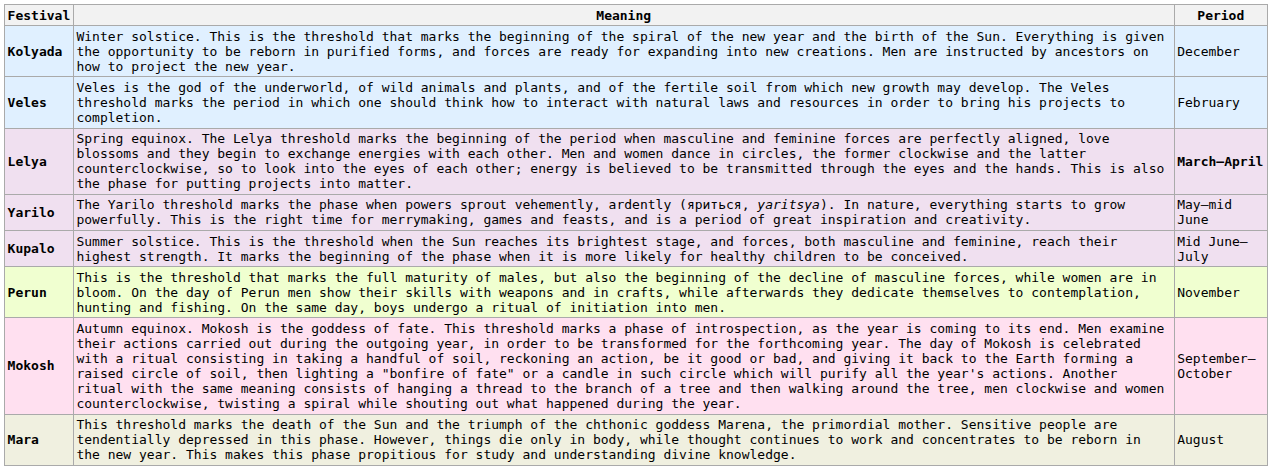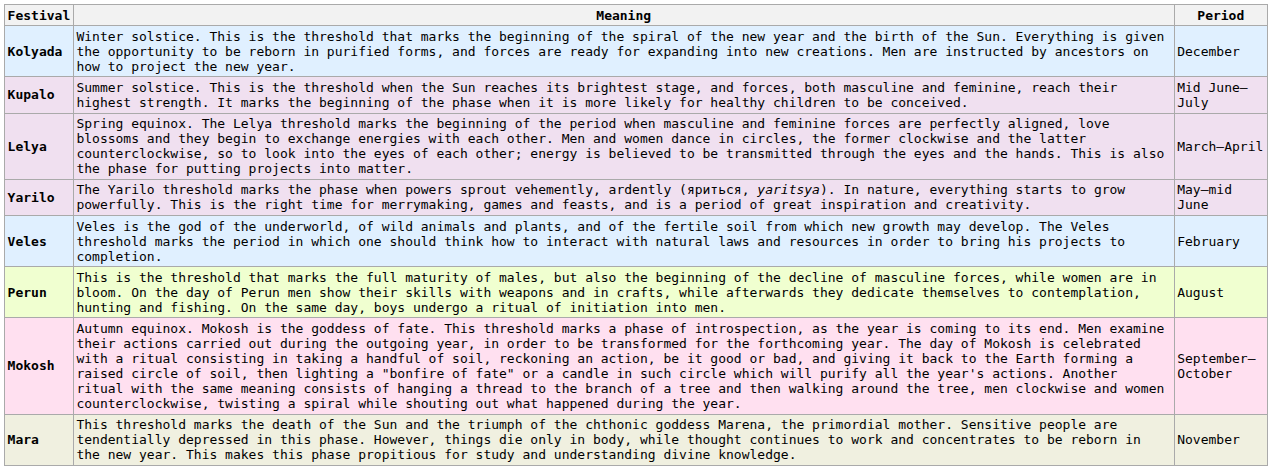rows swapped: (27, 102) <-> (31, 249)
(1220, 161) bold -> (1220, 146) normal
(1209, 292) November -> (1201, 292) August
(1201, 440) August -> (1209, 440) November
